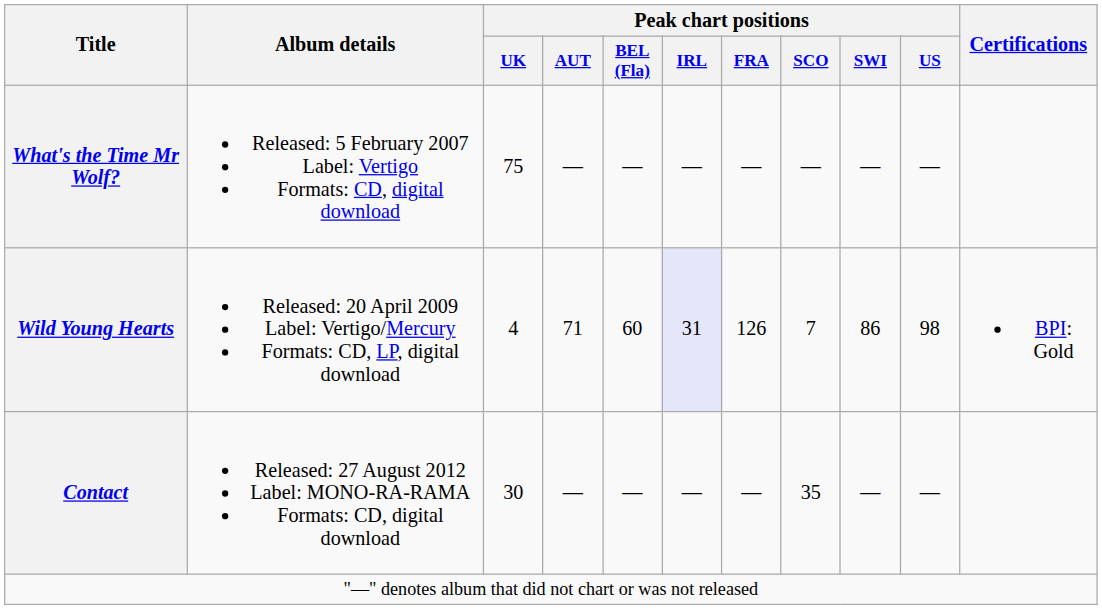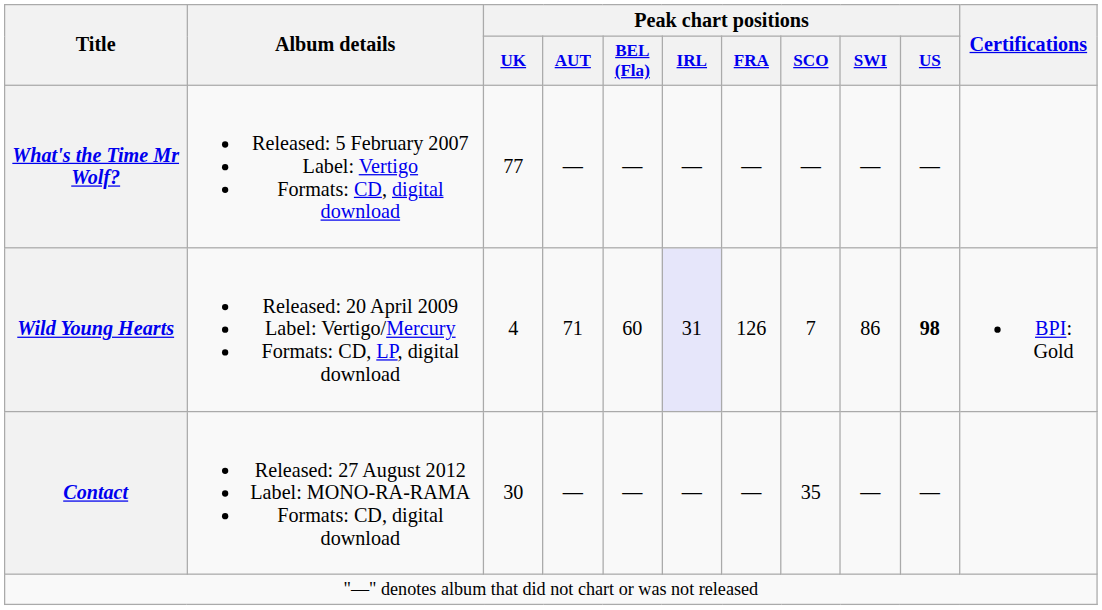(513, 166) 75 -> (513, 166) 77
(930, 329) normal -> (930, 329) bold
